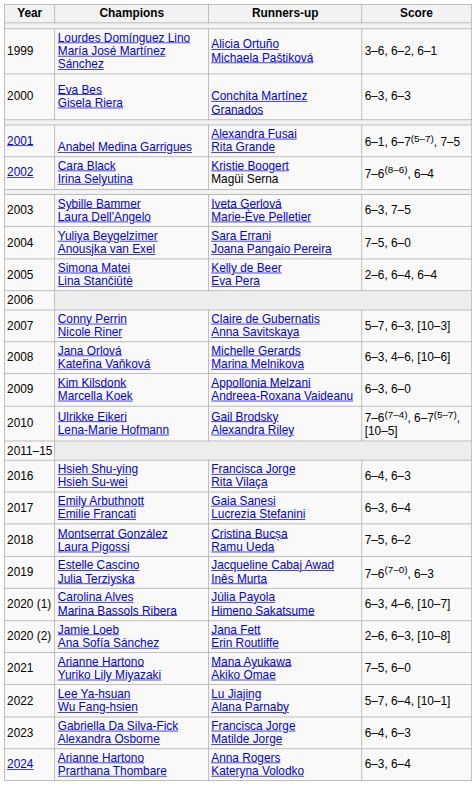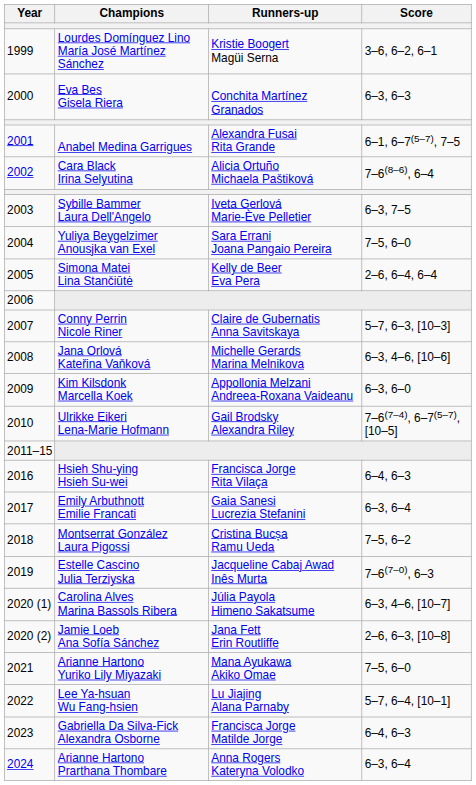(262, 51) Alicia Ortuño Michaela Paštiková -> (250, 51) Kristie Boogert Magüi Serna
(250, 173) Kristie Boogert Magüi Serna -> (262, 173) Alicia Ortuño Michaela Paštiková
